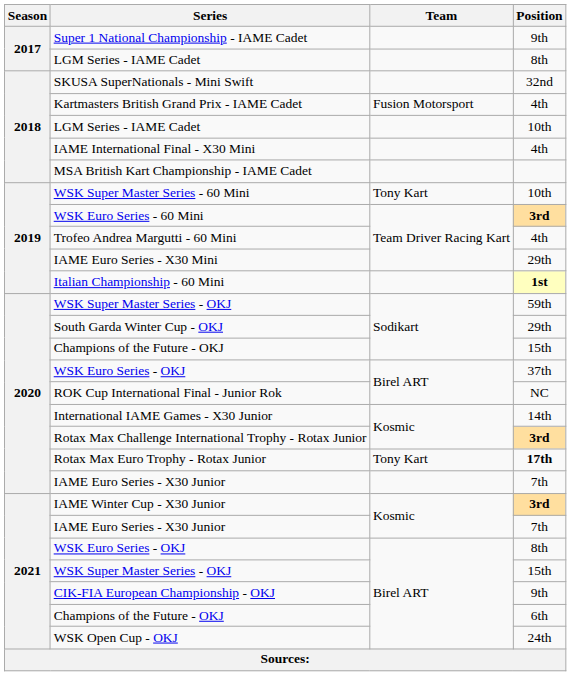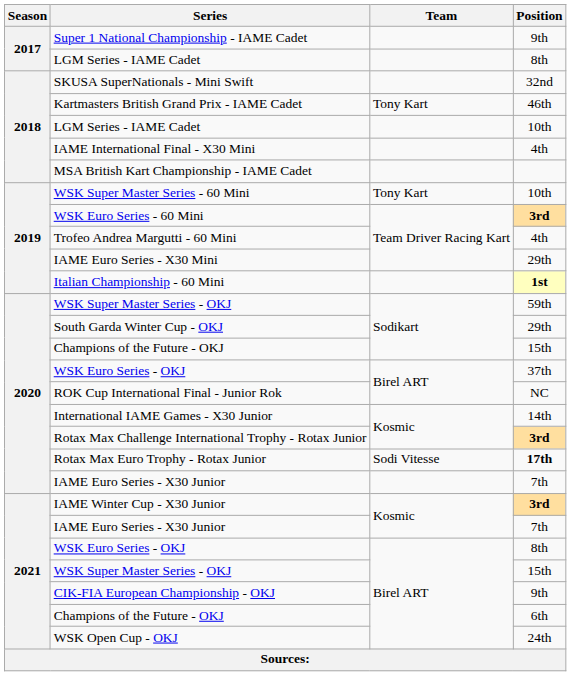(423, 104) Fusion Motorsport -> (400, 104) Tony Kart
(539, 104) 4th -> (539, 104) 46th
(400, 459) Tony Kart -> (406, 459) Sodi Vitesse
